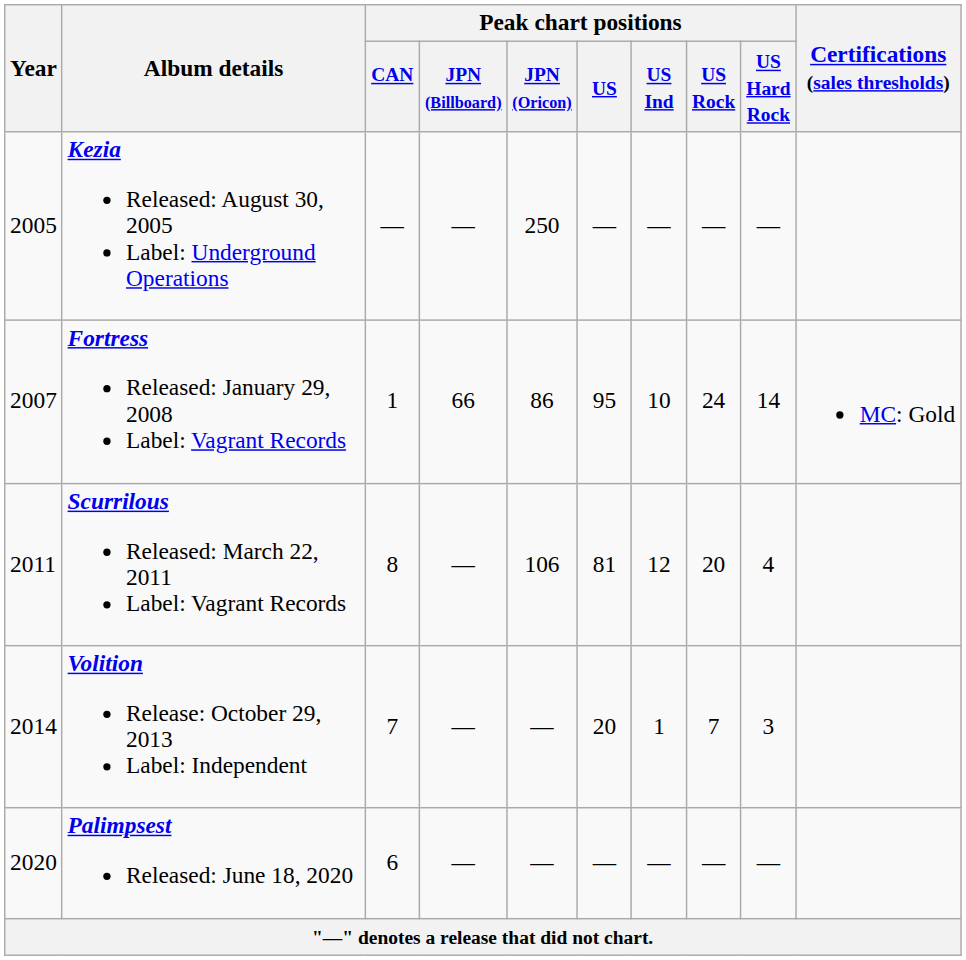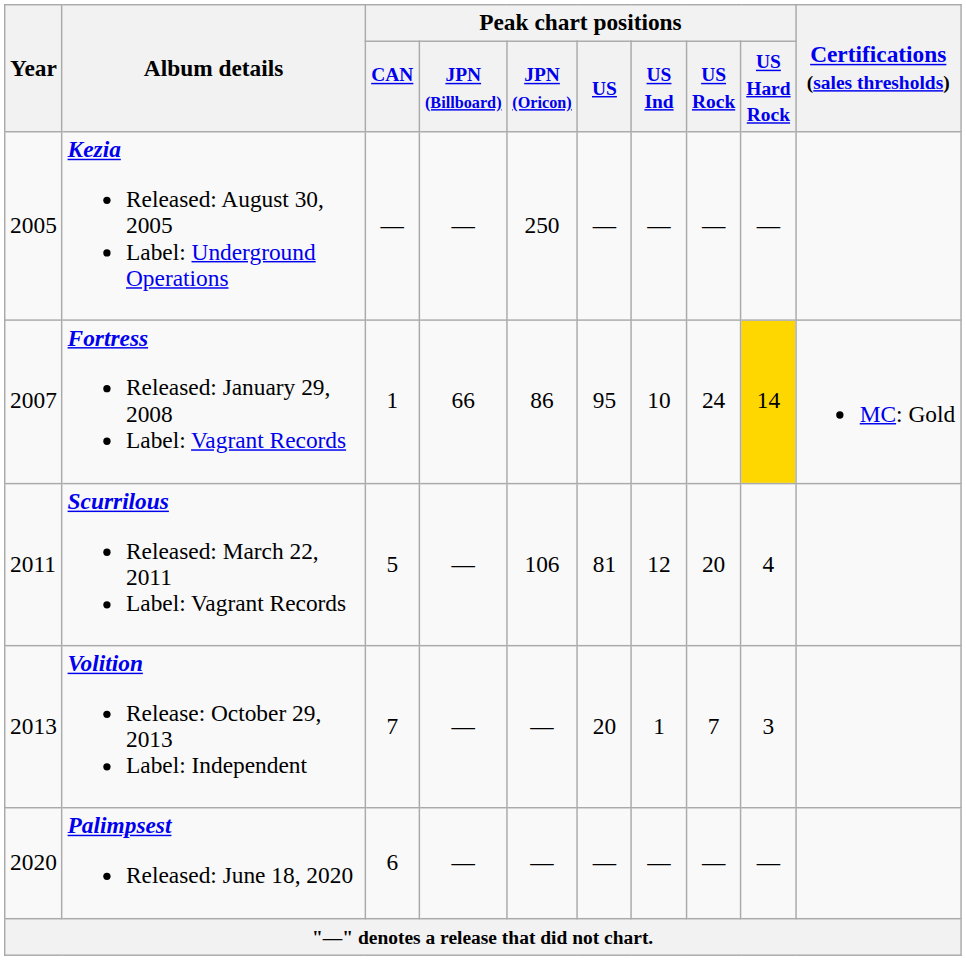(768, 401) no background -> (768, 401) gold background
(392, 563) 8 -> (392, 563) 5
(33, 726) 2014 -> (33, 726) 2013
